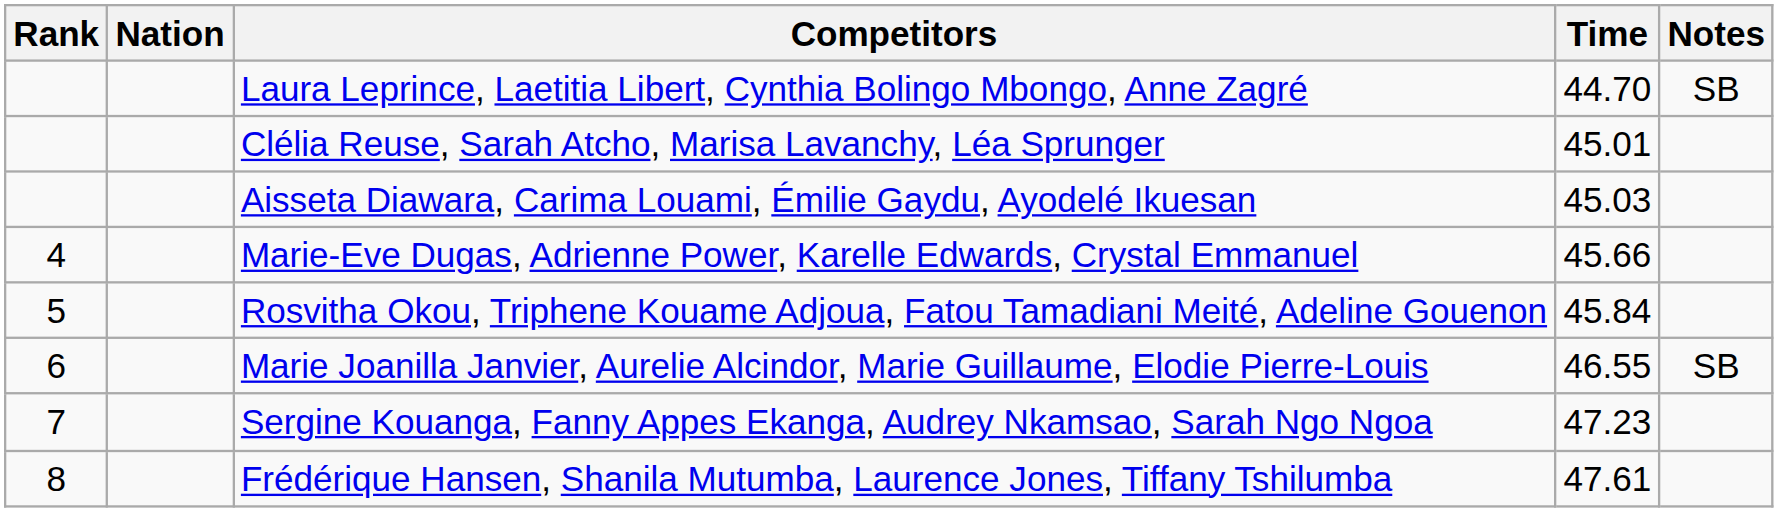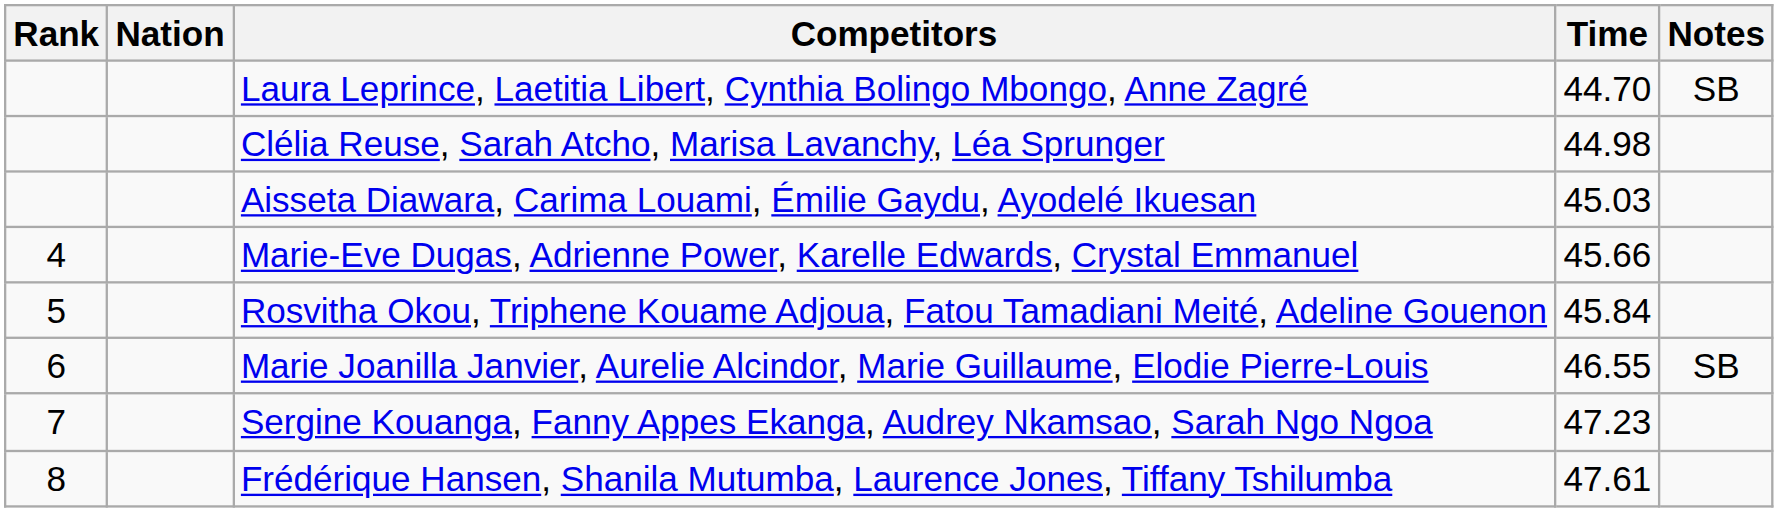(1607, 144) 45.01 -> (1607, 144) 44.98
